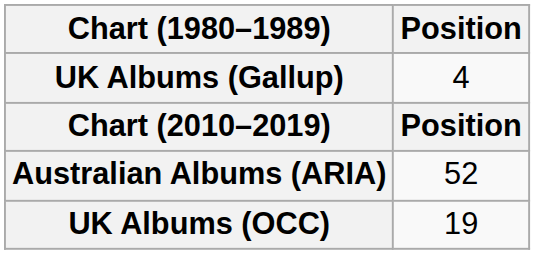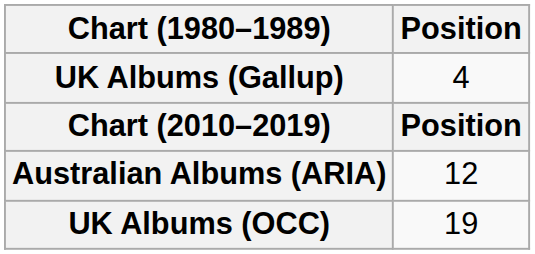(461, 175) 52 -> (461, 175) 12
